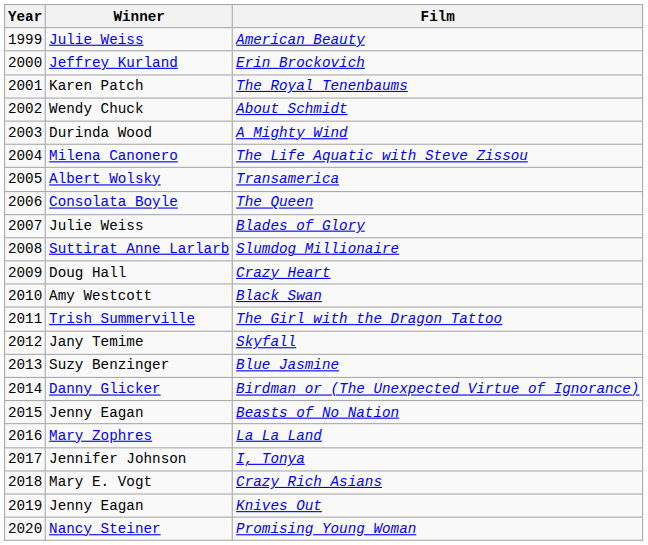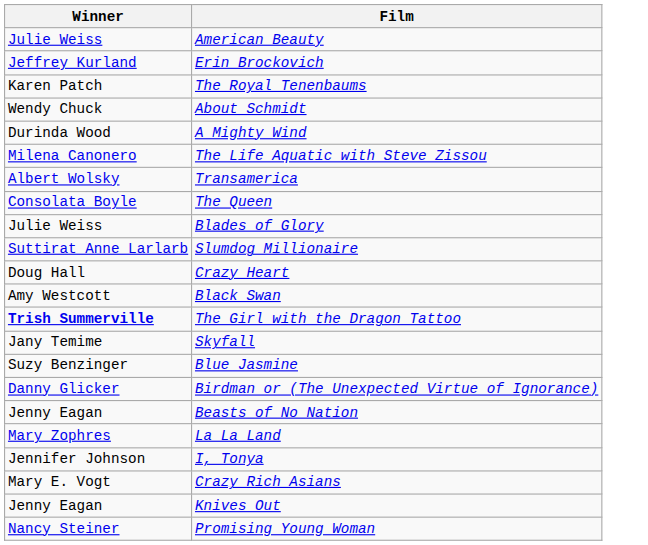- column: (25, 16)
(122, 319) normal -> (81, 319) bold
